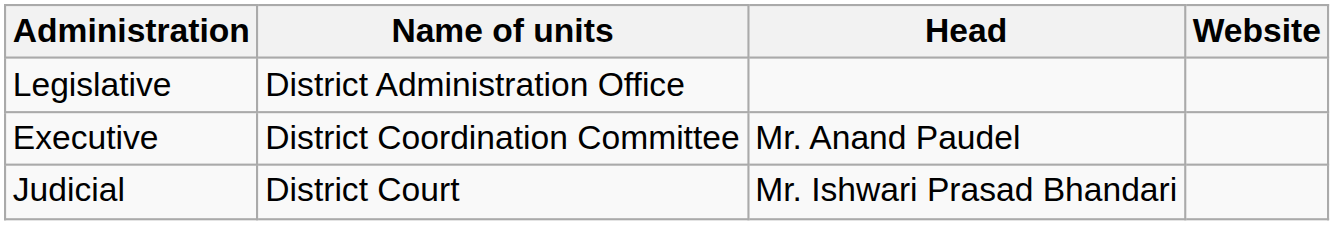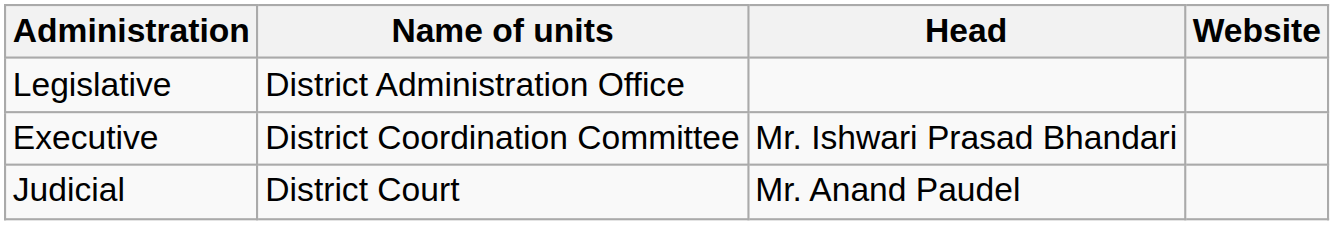(888, 137) Mr. Anand Paudel -> (966, 137) Mr. Ishwari Prasad Bhandari
(966, 191) Mr. Ishwari Prasad Bhandari -> (888, 191) Mr. Anand Paudel
